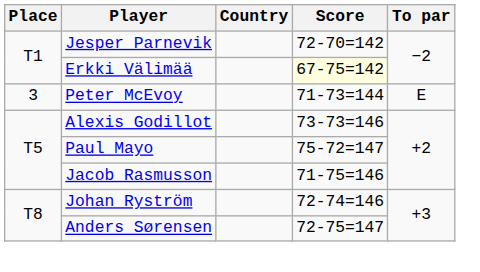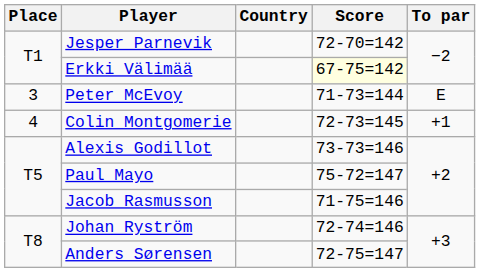+ row: (148, 123)
